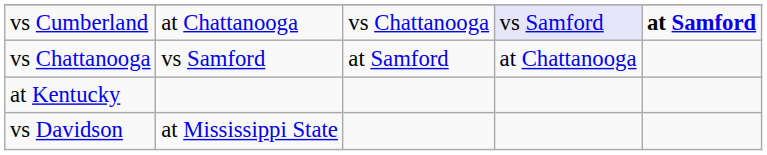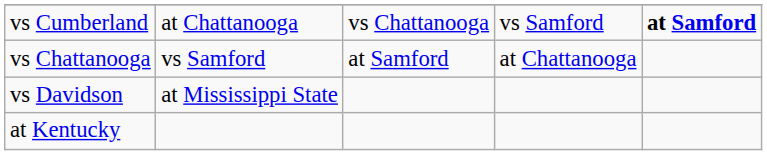(552, 22) lavender background -> (552, 22) no background
rows swapped: (66, 130) <-> (65, 94)
